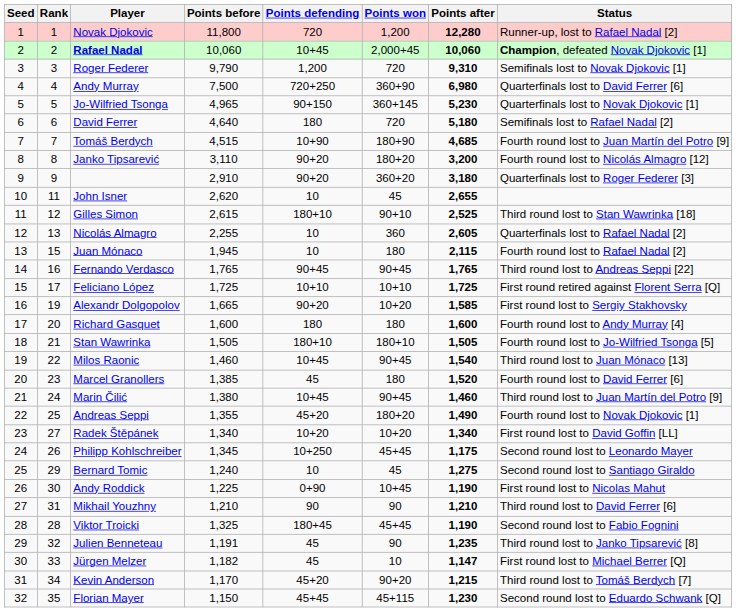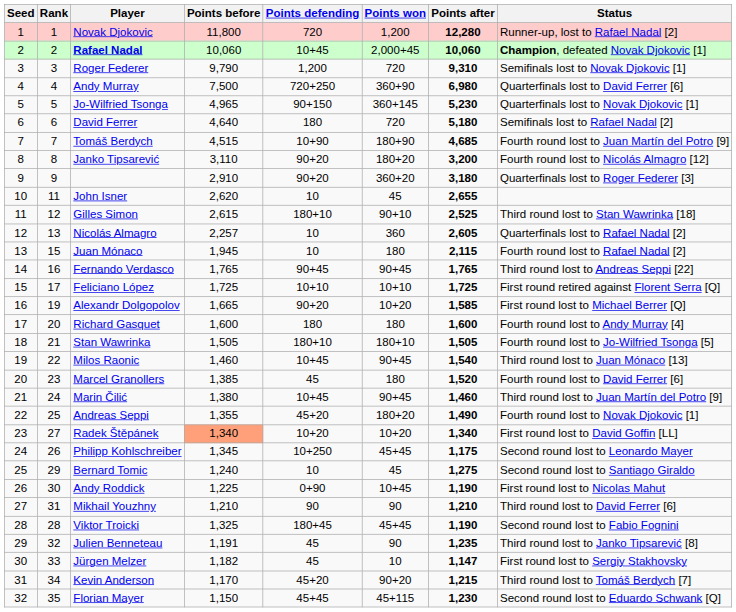(224, 232) 2,255 -> (224, 232) 2,257
(593, 305) First round lost to Sergiy Stakhovsky -> (593, 305) First round lost to Michael Berrer [Q]
(224, 433) no background -> (224, 433) lightsalmon background
(593, 561) First round lost to Michael Berrer [Q] -> (593, 561) First round lost to Sergiy Stakhovsky
